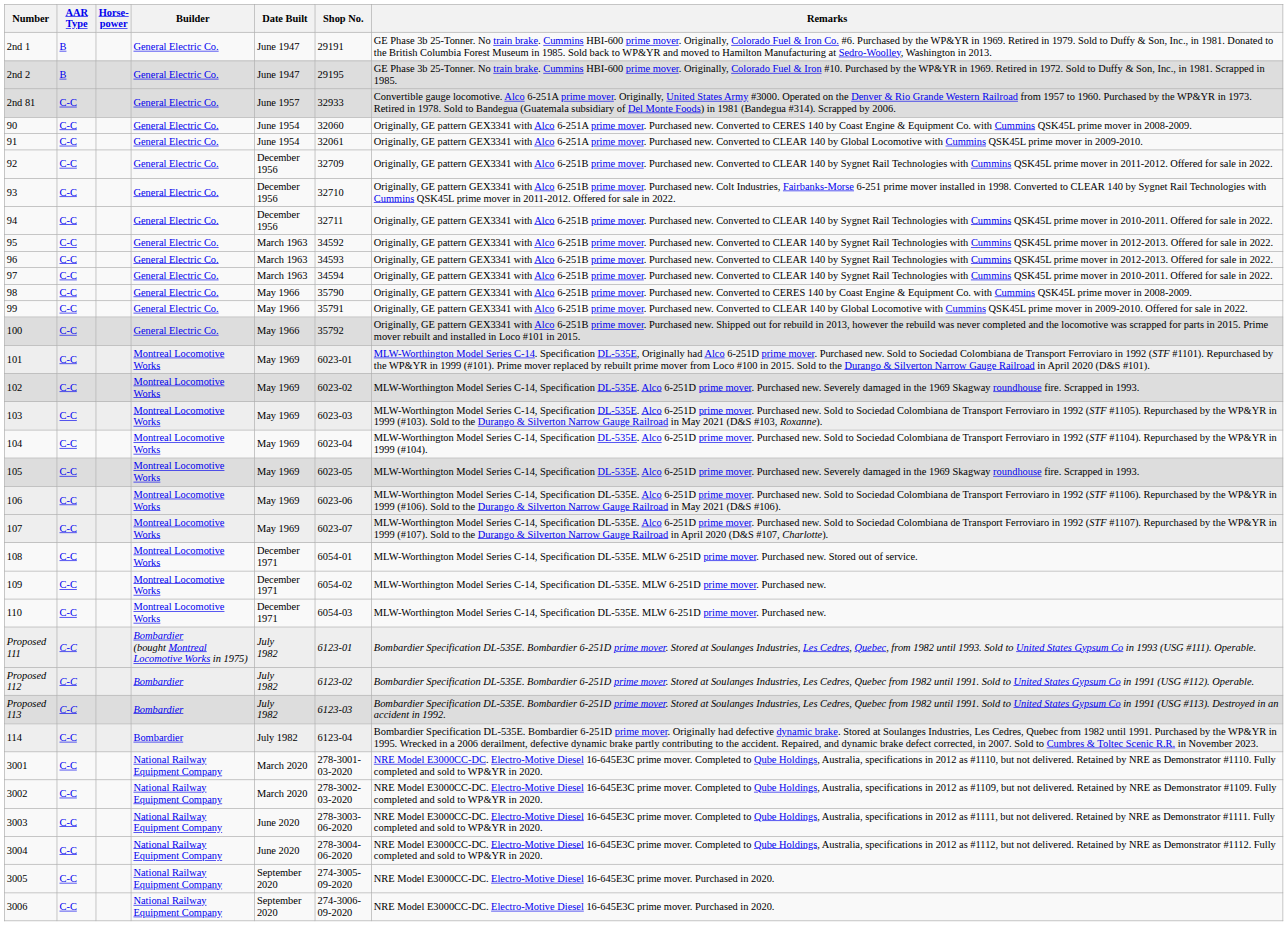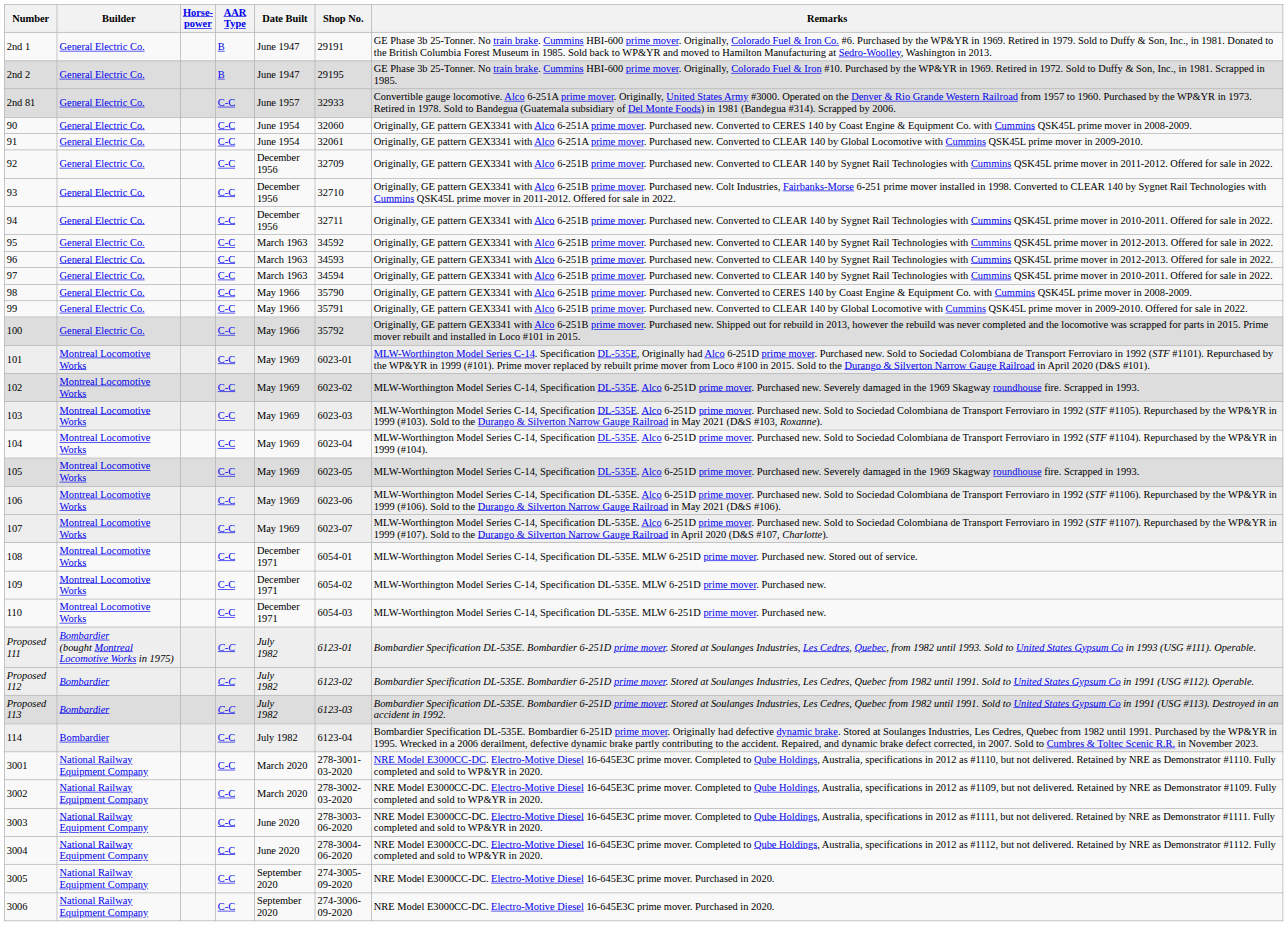columns swapped: (193, 18) <-> (77, 18)
